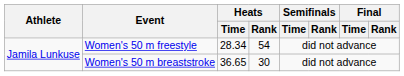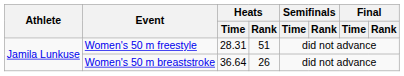(233, 46) 28.34 -> (233, 46) 28.31
(264, 46) 54 -> (264, 46) 51
(233, 63) 36.65 -> (233, 63) 36.64
(264, 63) 30 -> (264, 63) 26
